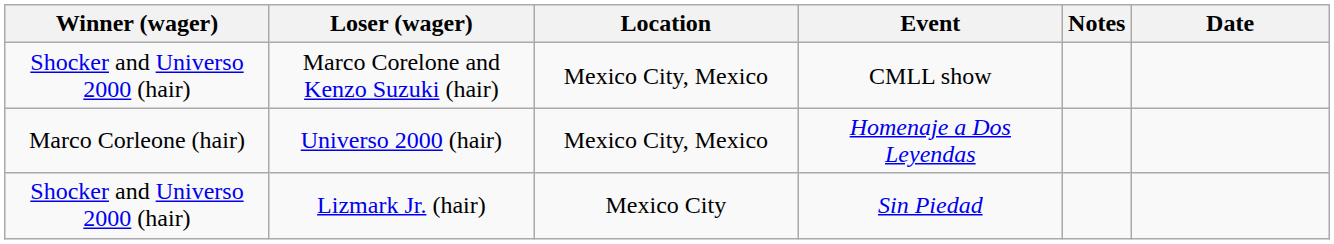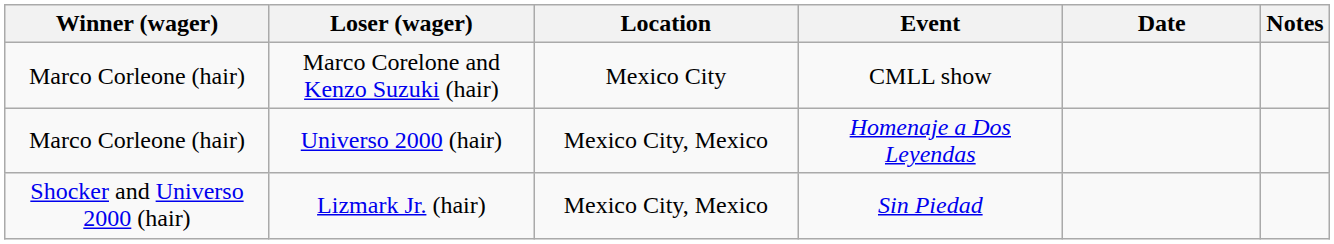columns swapped: (1230, 23) <-> (1097, 23)
(137, 75) Shocker and Universo 2000 (hair) -> (137, 75) Marco Corleone (hair)
(666, 75) Mexico City, Mexico -> (666, 75) Mexico City
(666, 205) Mexico City -> (666, 205) Mexico City, Mexico
